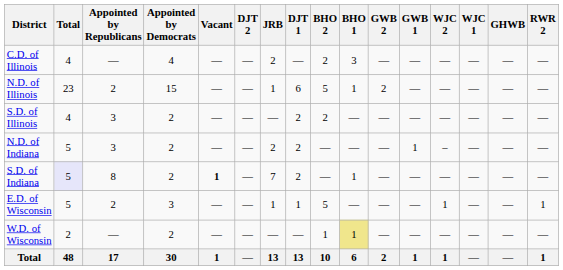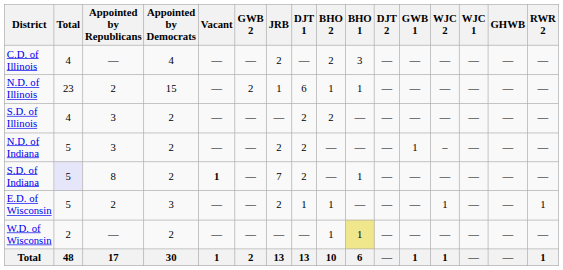columns swapped: (248, 25) <-> (384, 25)
(325, 89) 5 -> (331, 89) 1
(273, 205) 1 -> (279, 205) 2
(325, 205) 5 -> (331, 205) 1
